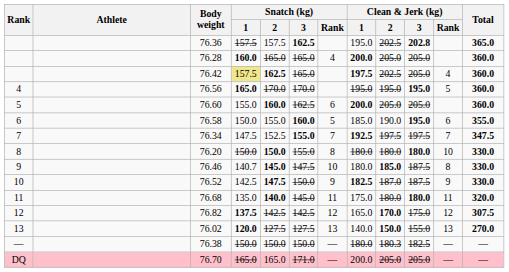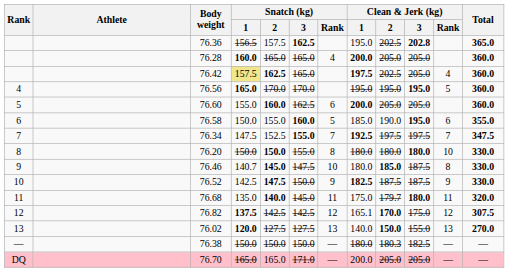(246, 43) 157.5 -> (246, 43) 156.5
(390, 182) 187.0 -> (390, 182) 187.5
(390, 197) 180.0 -> (390, 197) 179.7
(361, 213) 165.0 -> (361, 213) 165.1
